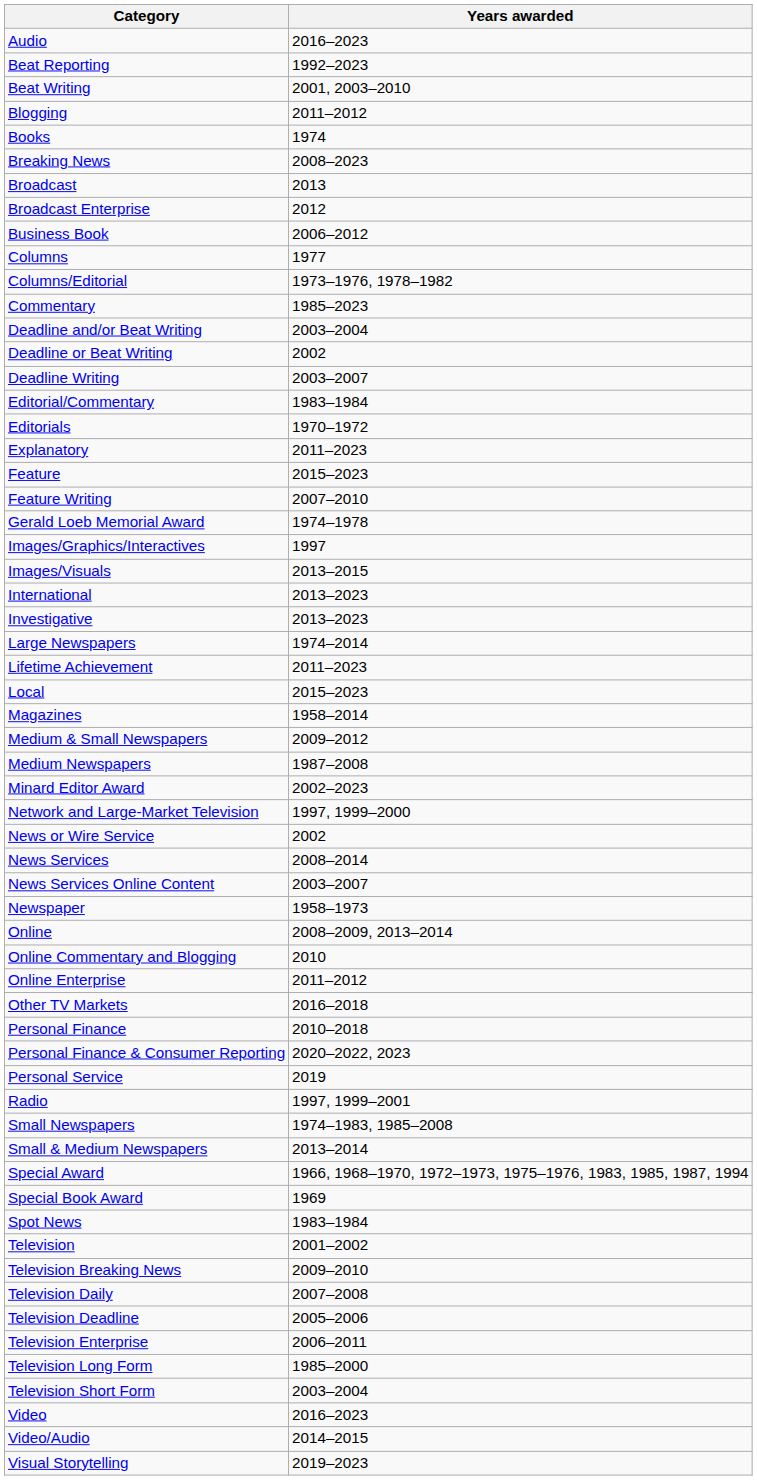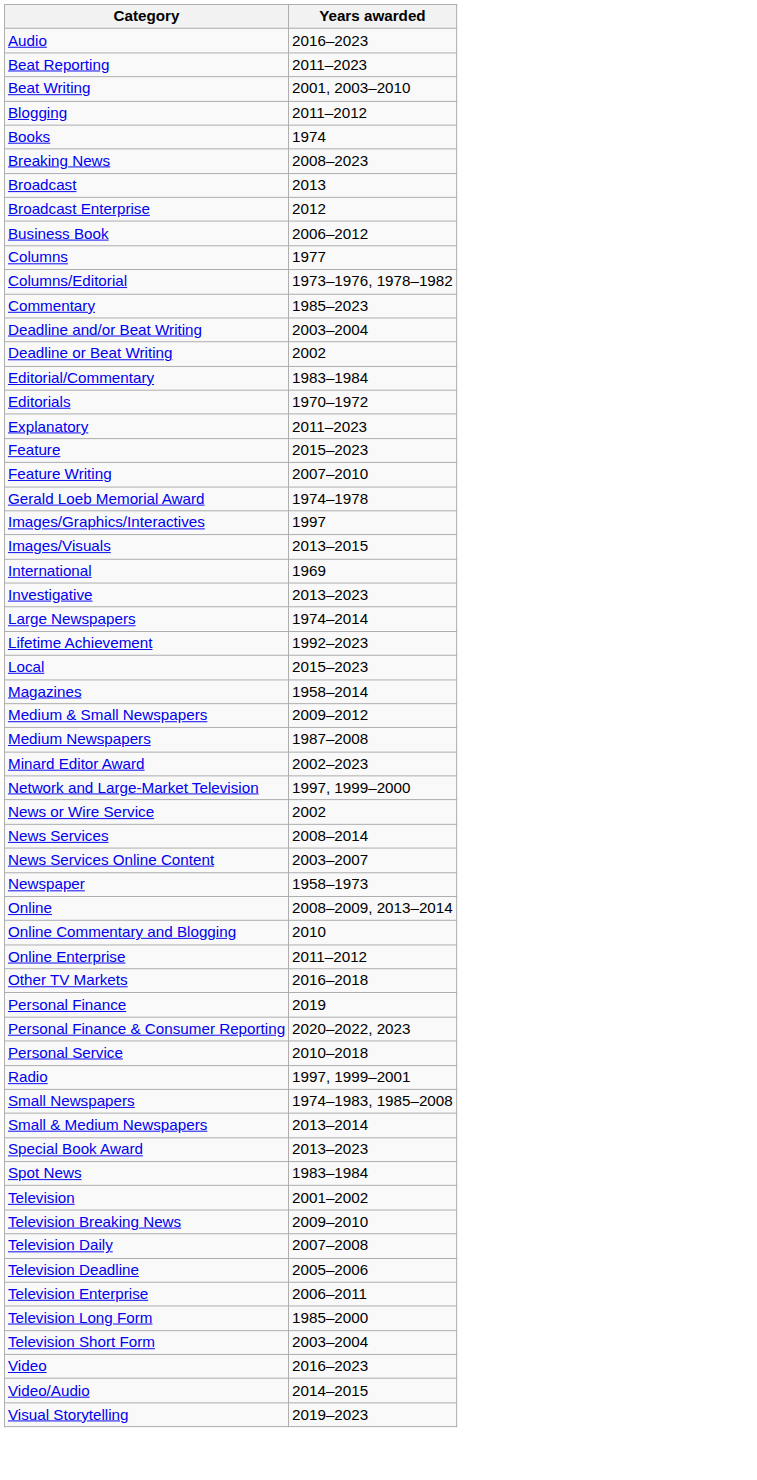(330, 64) 1992–2023 -> (330, 64) 2011–2023
- row: (64, 378)
(330, 595) 2013–2023 -> (309, 570) 1969
(330, 667) 2011–2023 -> (330, 643) 1992–2023
(330, 1029) 2010–2018 -> (309, 1004) 2019
(309, 1077) 2019 -> (330, 1053) 2010–2018
- row: (56, 1173)
(309, 1197) 1969 -> (330, 1149) 2013–2023
